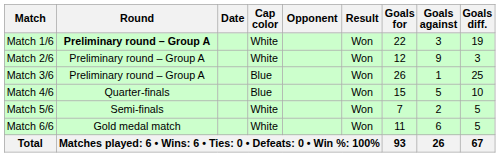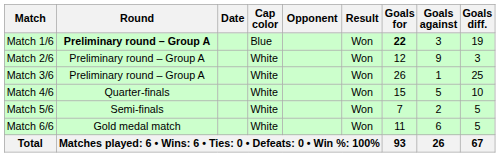(264, 41) White -> (261, 41) Blue
(400, 41) normal -> (400, 41) bold
(261, 75) Blue -> (264, 75) White
(261, 92) Blue -> (264, 92) White
